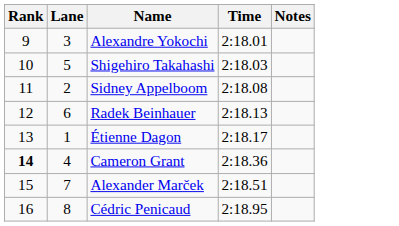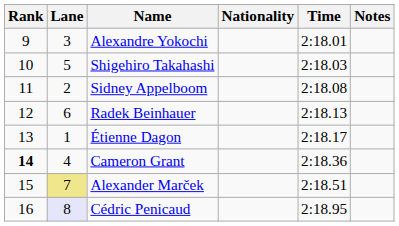+ column: (258, 16)
(67, 185) no background -> (67, 185) khaki background
(67, 209) no background -> (67, 209) lavender background
